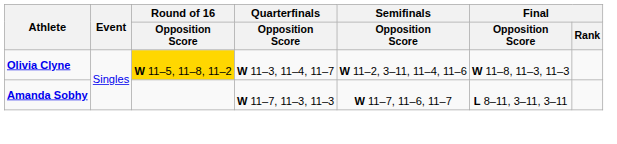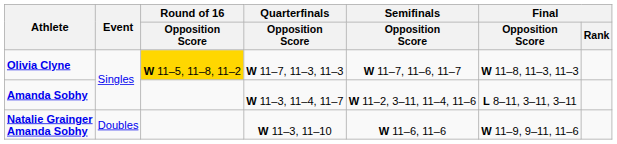(286, 71) W 11–3, 11–4, 11–7 -> (295, 71) W 11–7, 11–3, 11–3
(403, 71) W 11–2, 3–11, 11–4, 11–6 -> (412, 71) W 11–7, 11–6, 11–7
(286, 101) W 11–7, 11–3, 11–3 -> (295, 101) W 11–3, 11–4, 11–7
(403, 101) W 11–7, 11–6, 11–7 -> (412, 101) W 11–2, 3–11, 11–4, 11–6
+ row: (50, 125)
